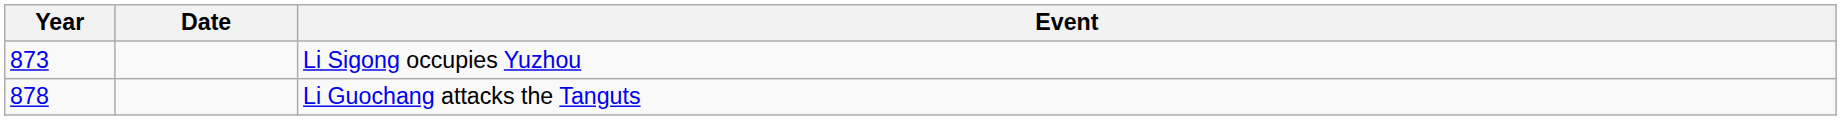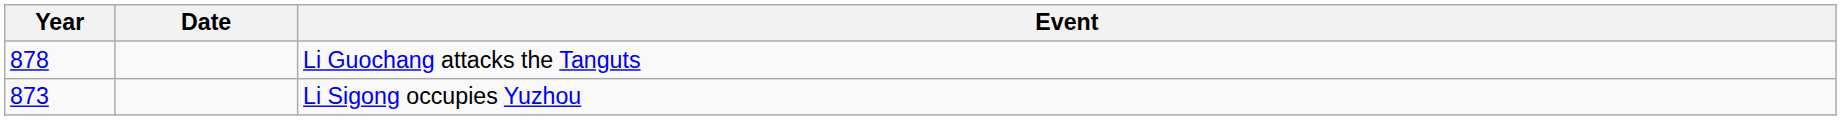rows swapped: (442, 59) <-> (472, 96)
